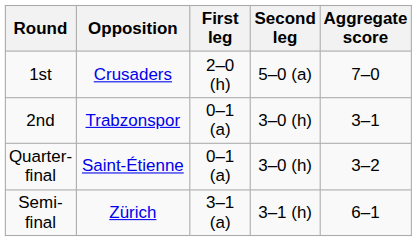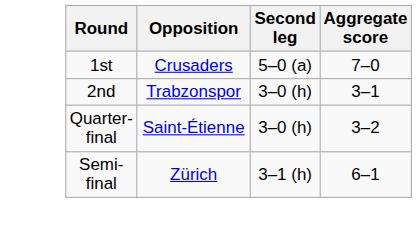- column: (220, 28)
